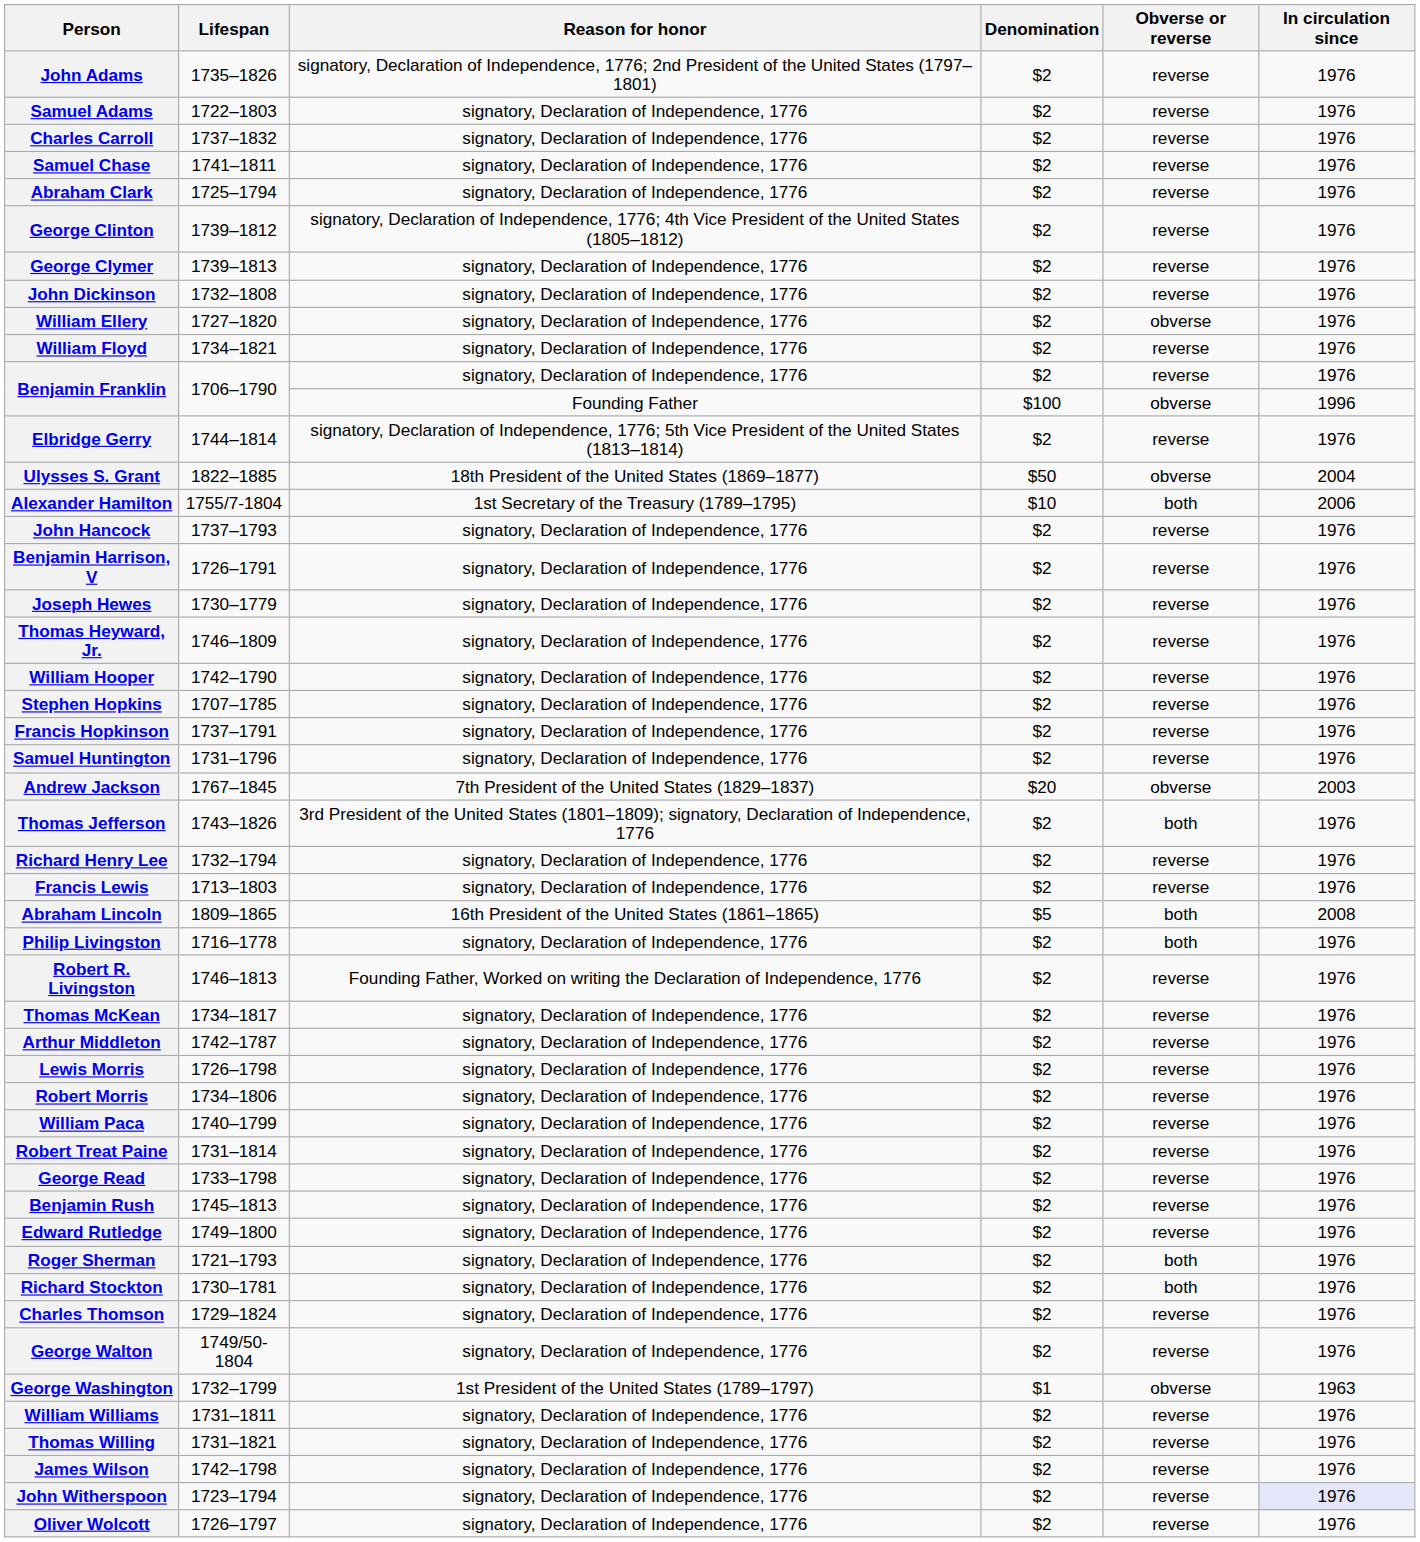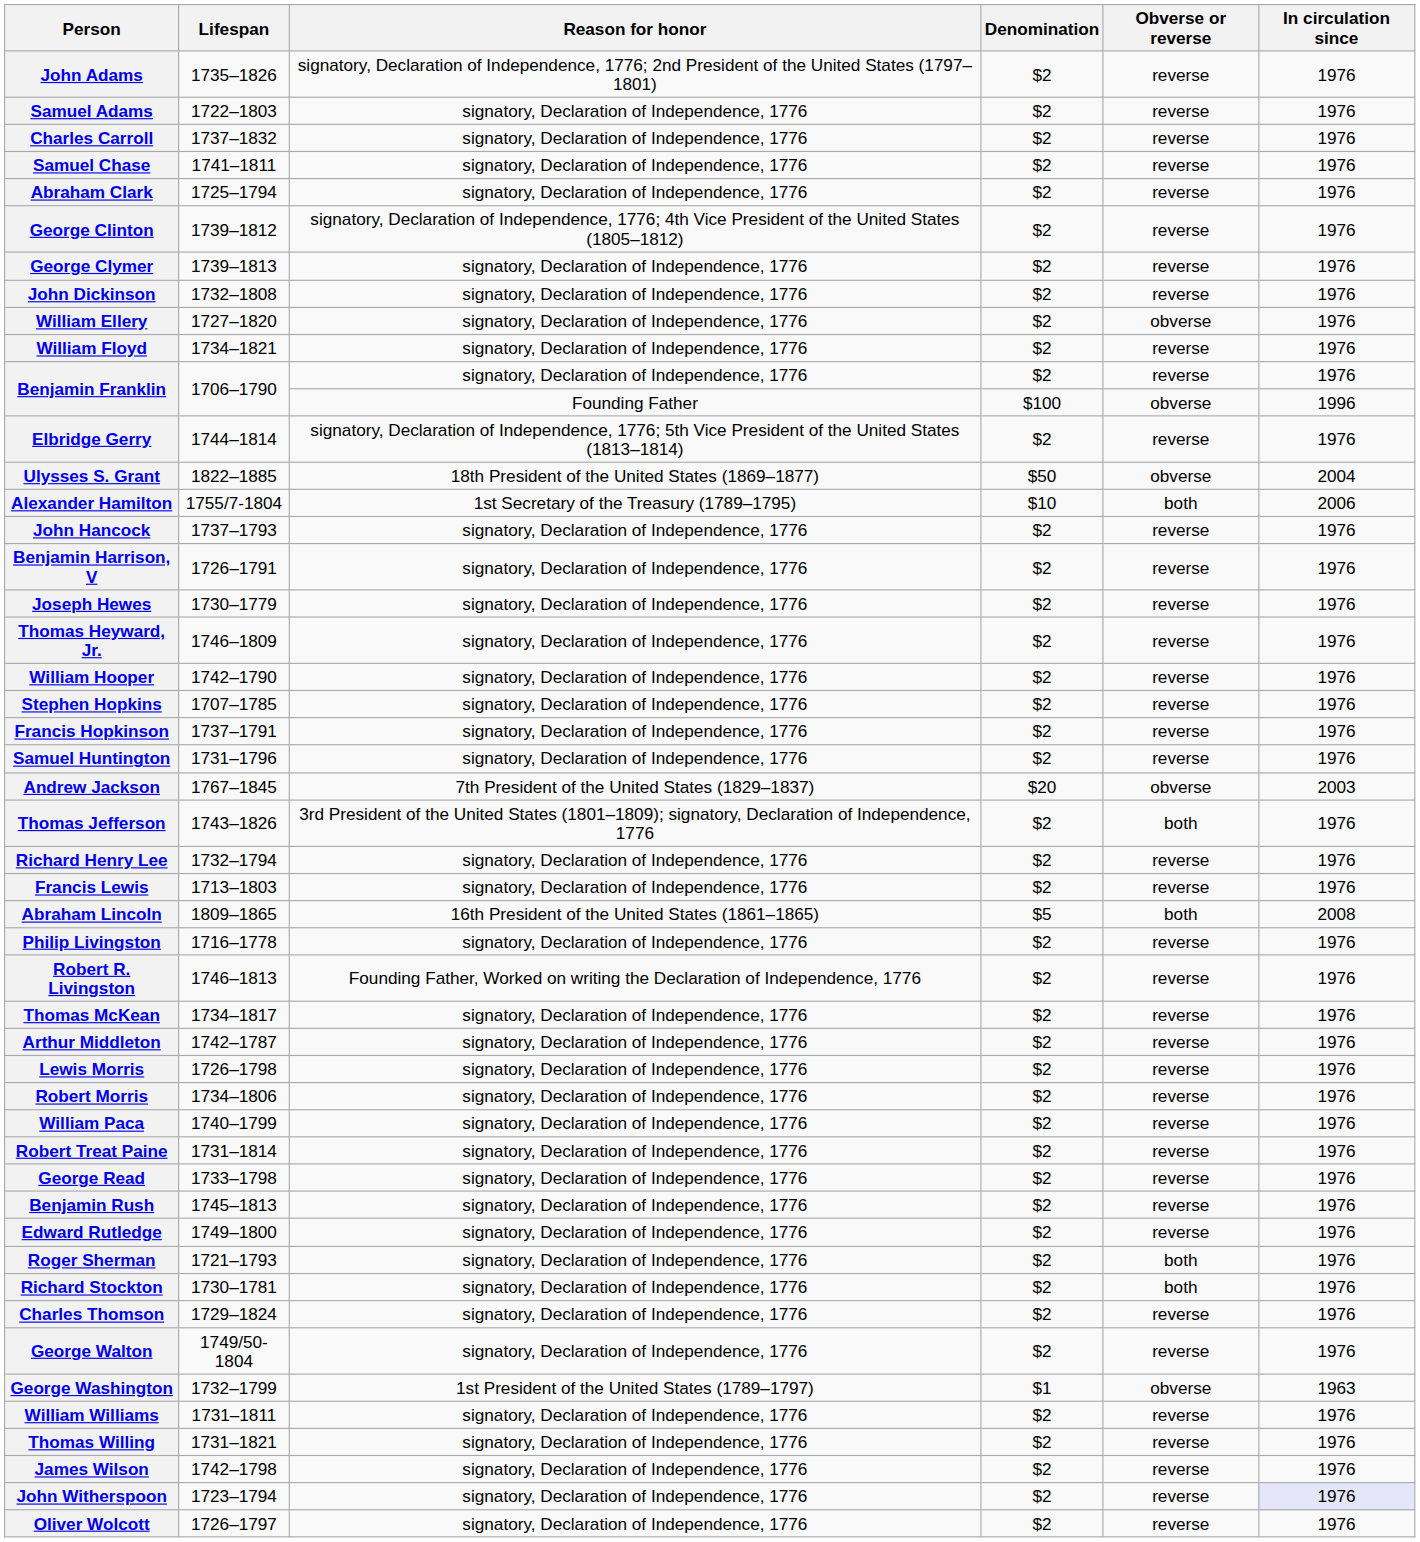(1181, 941) both -> (1181, 941) reverse
